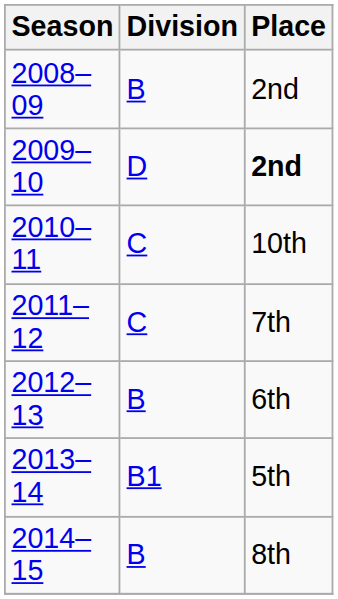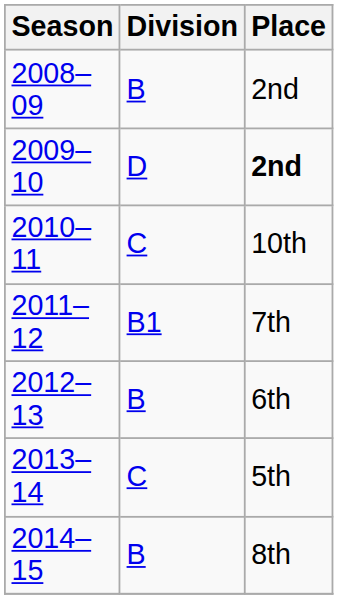(137, 321) C -> (144, 321) B1
(144, 476) B1 -> (137, 476) C
